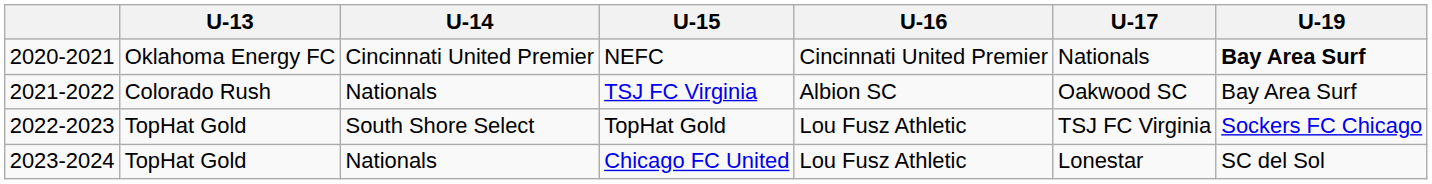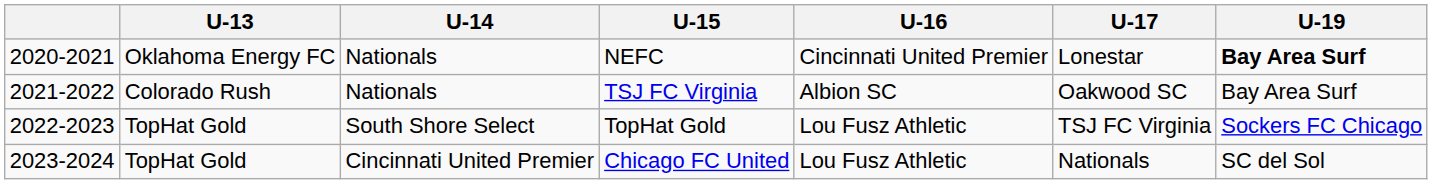(470, 56) Cincinnati United Premier -> (391, 56) Nationals
(1104, 56) Nationals -> (1101, 56) Lonestar
(391, 160) Nationals -> (470, 160) Cincinnati United Premier
(1101, 160) Lonestar -> (1104, 160) Nationals
